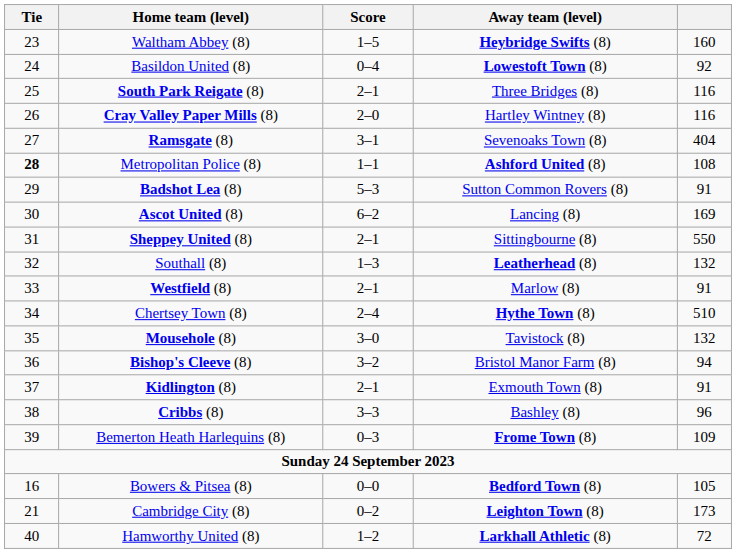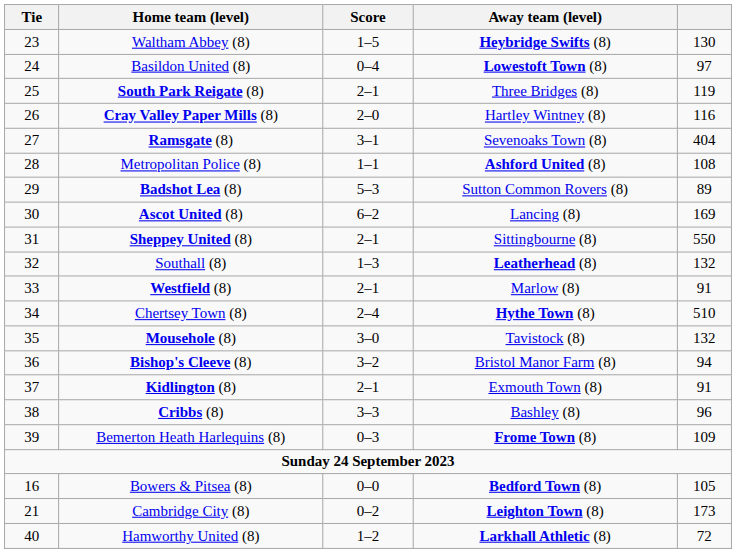(704, 41) 160 -> (704, 41) 130
(704, 66) 92 -> (704, 66) 97
(704, 91) 116 -> (704, 91) 119
(32, 165) bold -> (32, 165) normal
(704, 190) 91 -> (704, 190) 89
